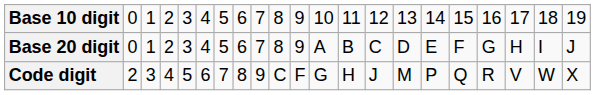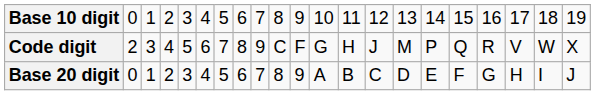rows swapped: (64, 47) <-> (52, 75)
